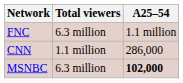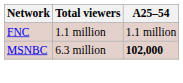(80, 31) 6.3 million -> (80, 31) 1.1 million
- row: (19, 50)
